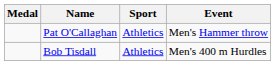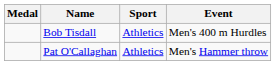rows swapped: (80, 33) <-> (70, 51)
